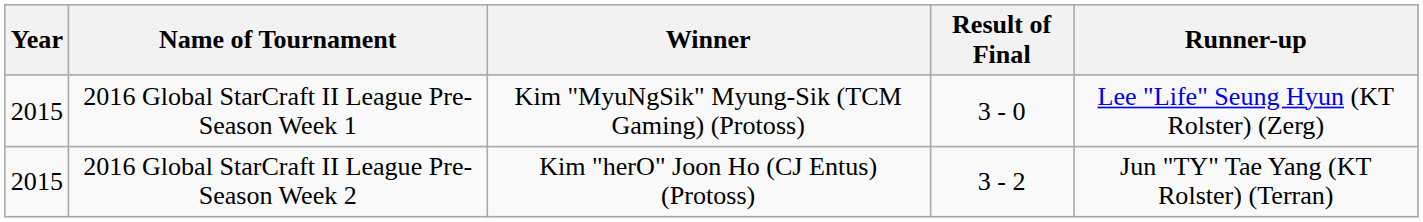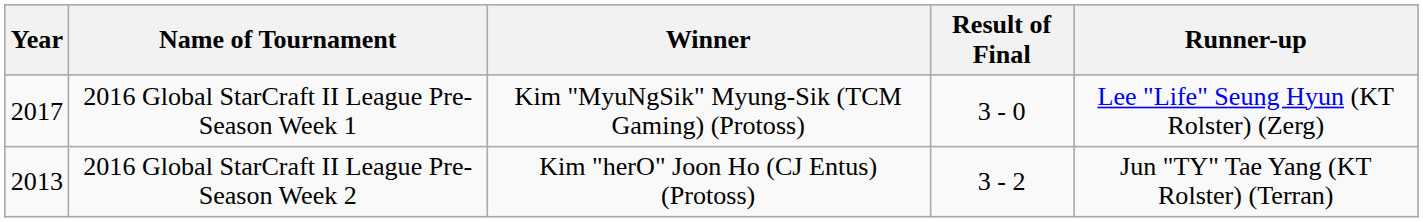(37, 110) 2015 -> (37, 110) 2017
(37, 181) 2015 -> (37, 181) 2013
